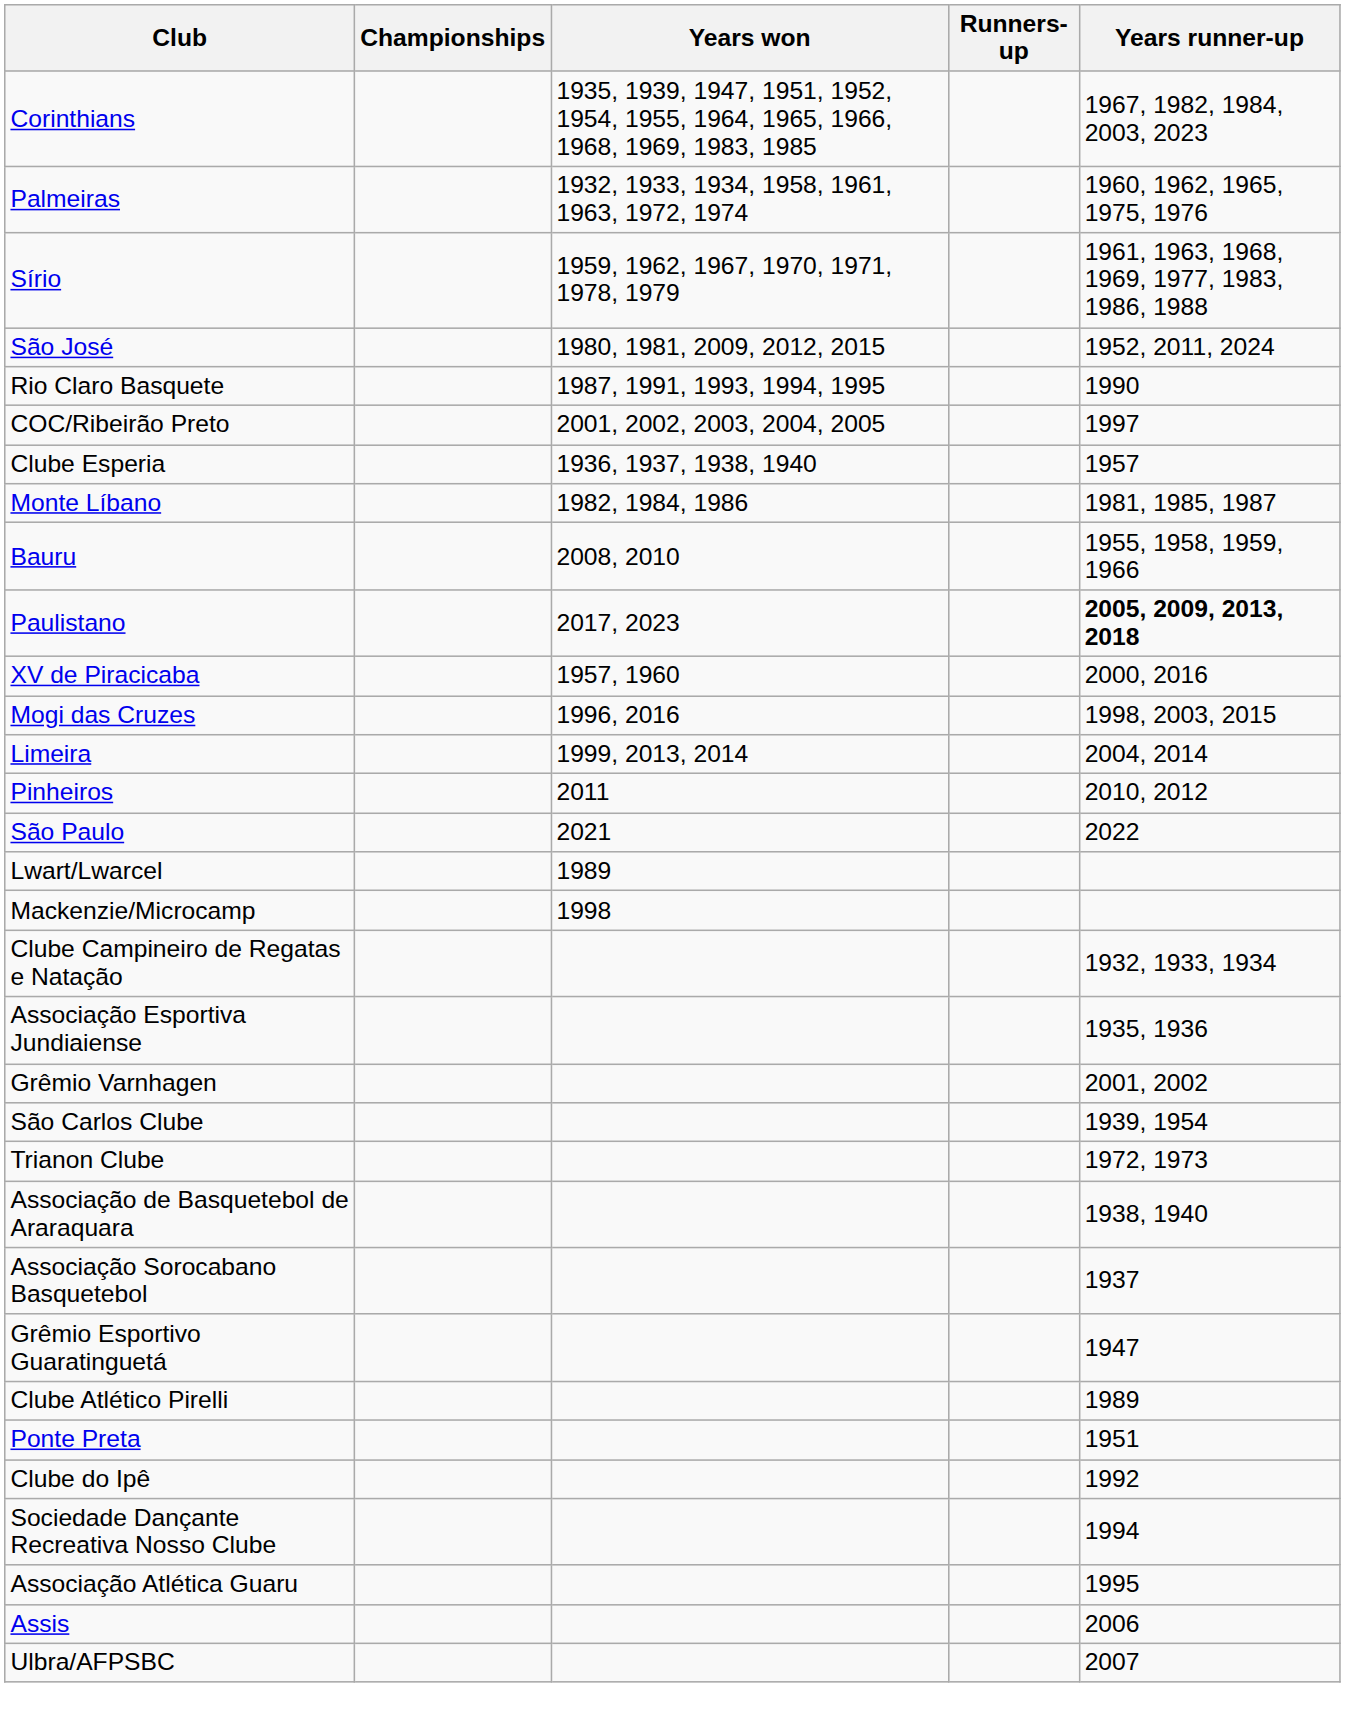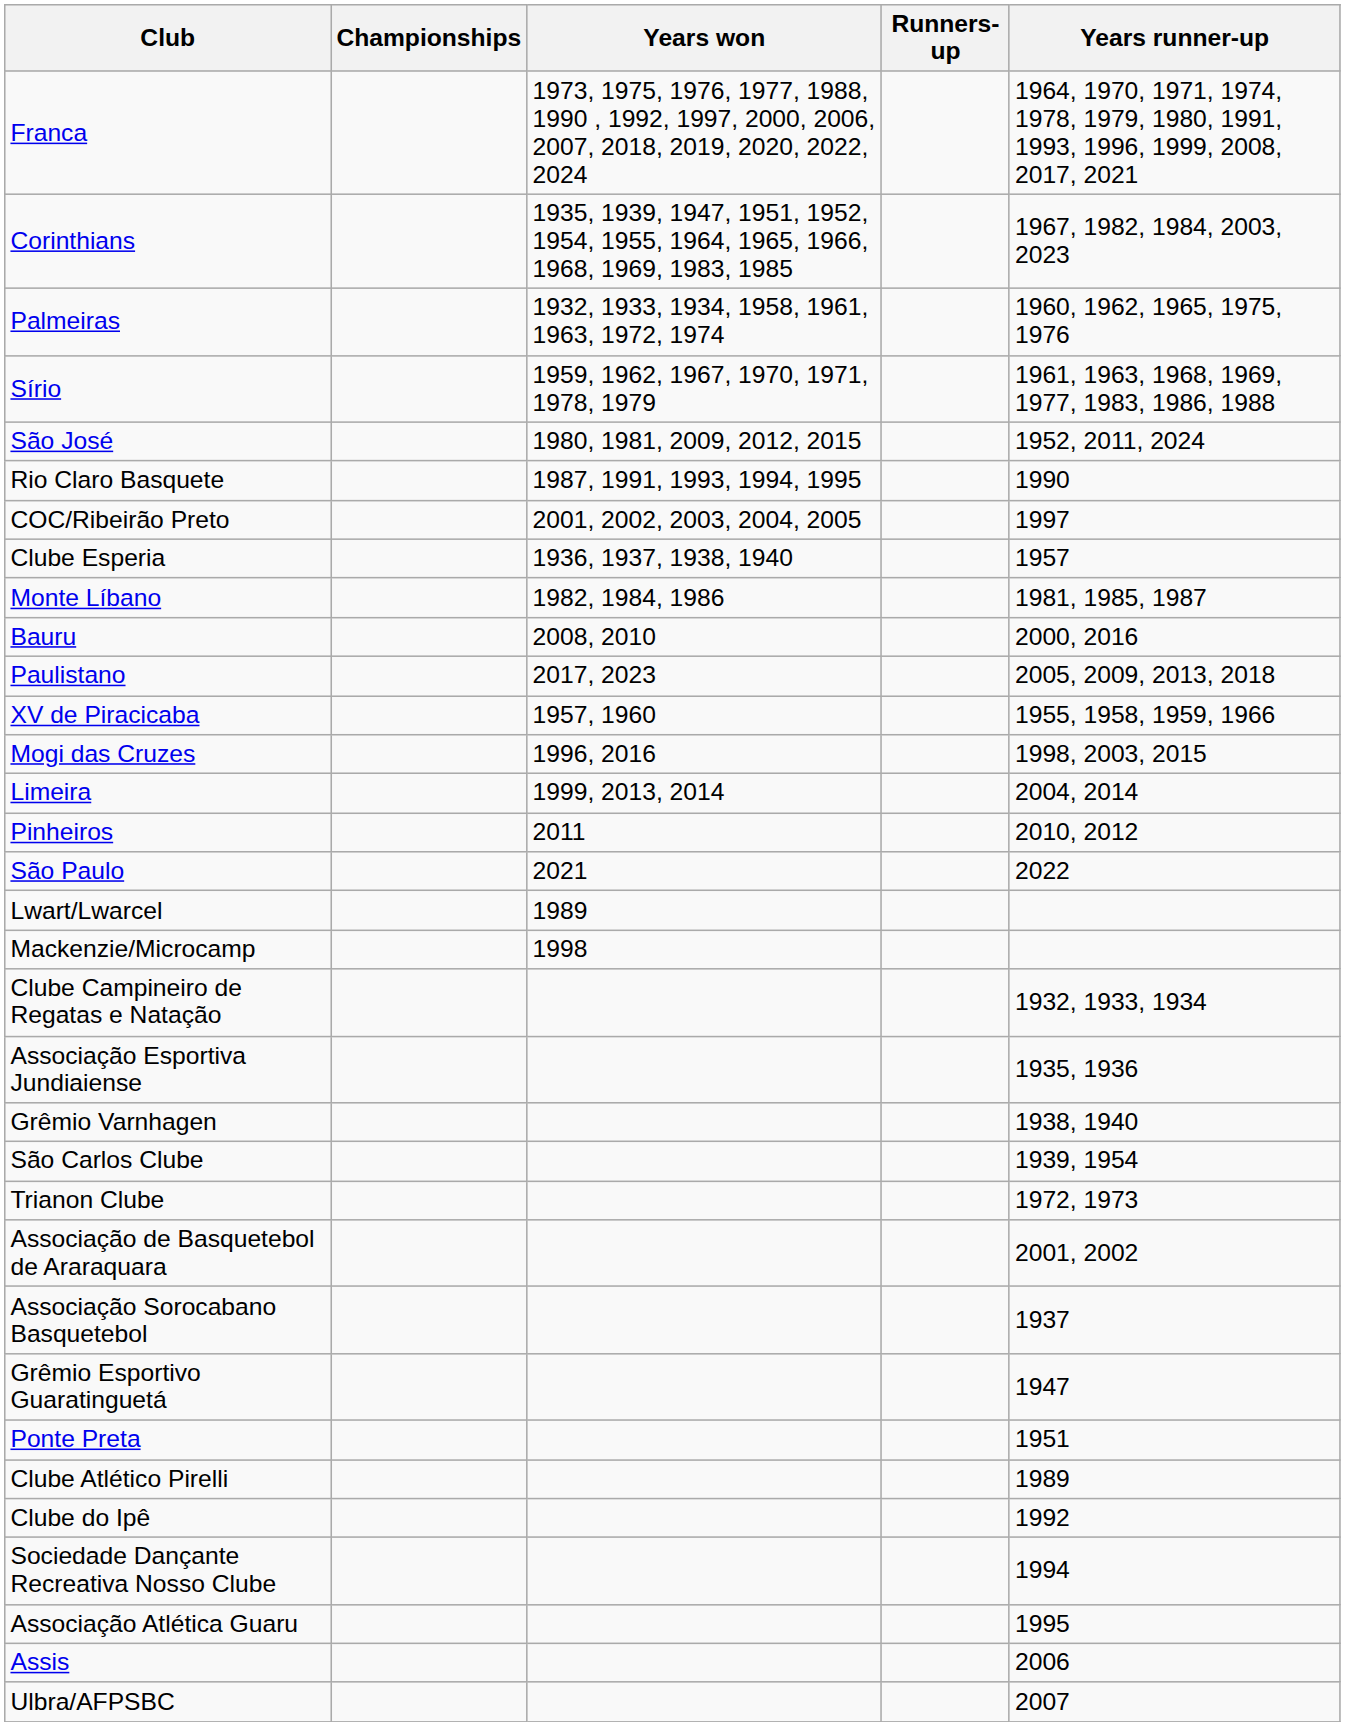+ row: (49, 132)
(1184, 555) 1955, 1958, 1959, 1966 -> (1077, 636) 2000, 2016
(1184, 622) bold -> (1145, 675) normal
(1146, 675) 2000, 2016 -> (1145, 714) 1955, 1958, 1959, 1966
(1146, 1082) 2001, 2002 -> (1077, 1121) 1938, 1940
(1146, 1213) 1938, 1940 -> (1077, 1252) 2001, 2002
rows swapped: (76, 1439) <-> (119, 1400)
